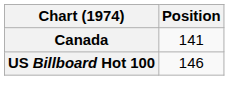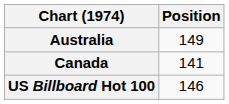+ row: (81, 39)
